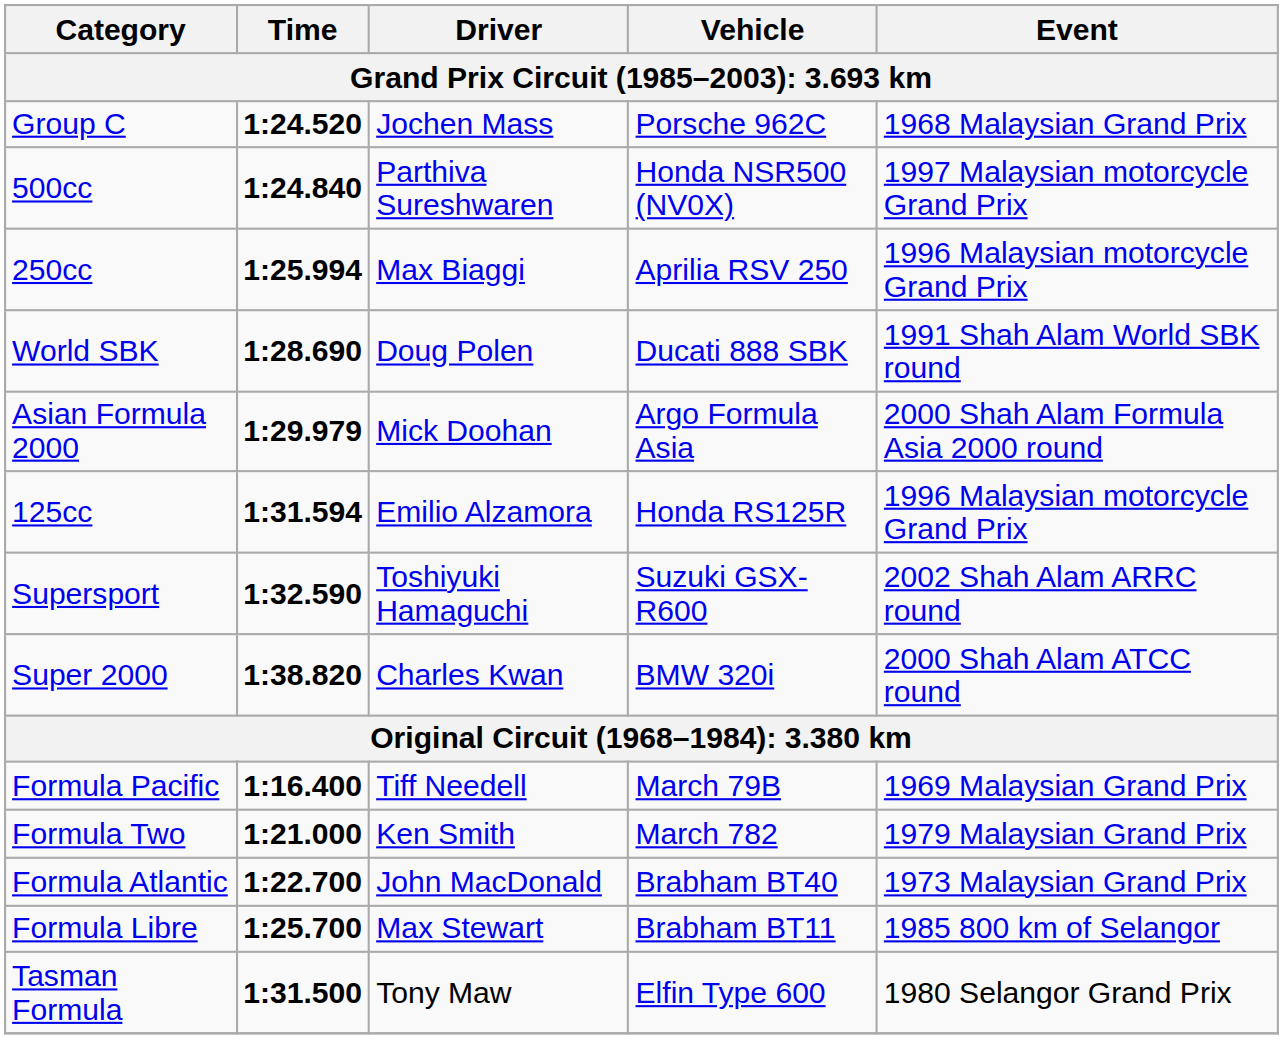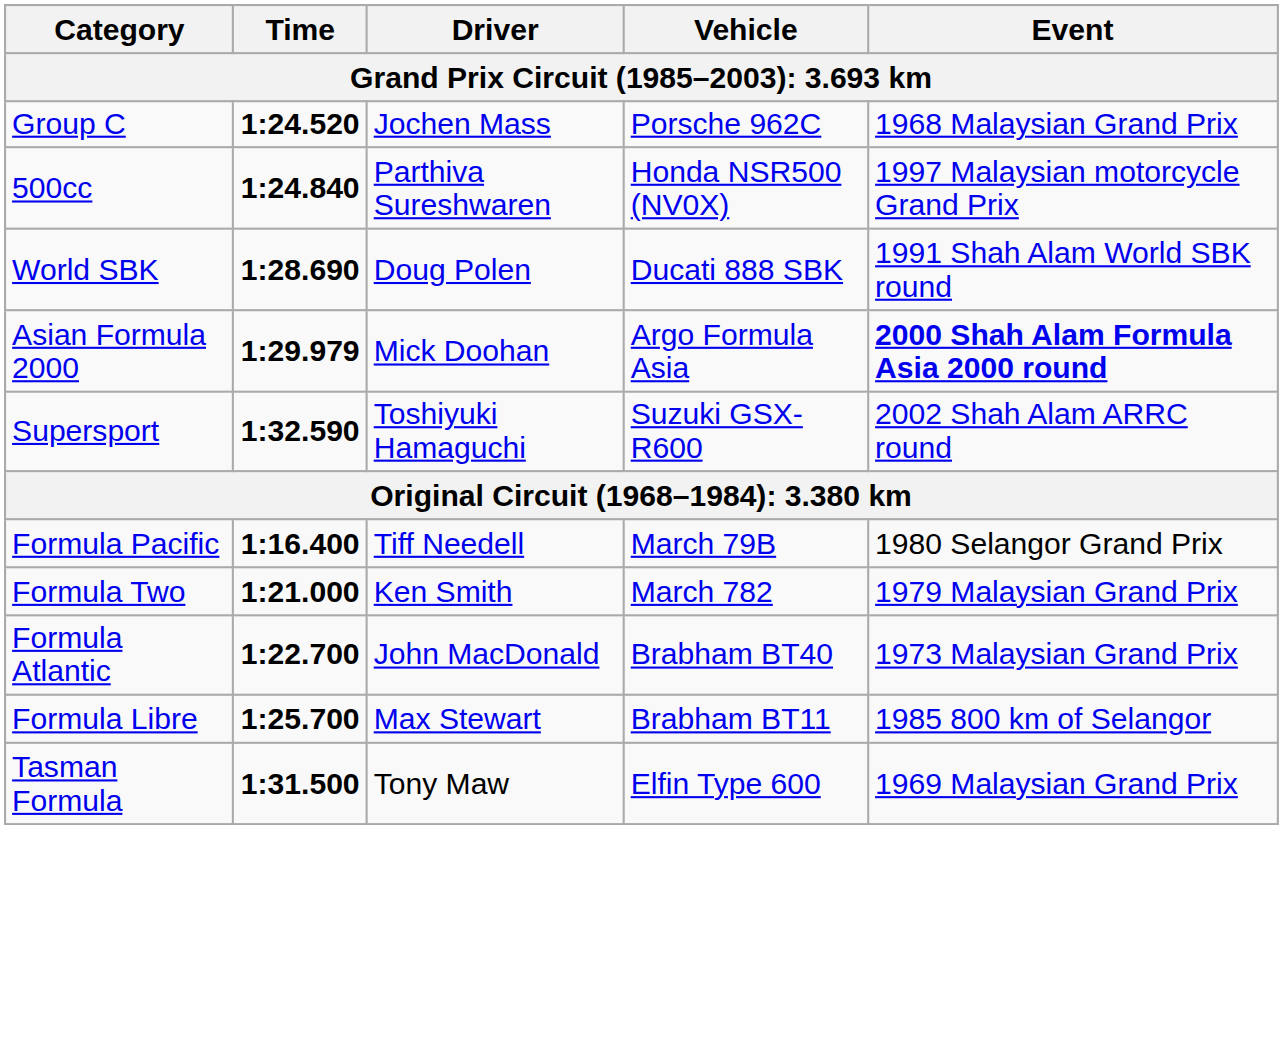- row: (52, 270)
(1054, 432) normal -> (1053, 351) bold
- row: (52, 513)
- row: (90, 674)
(1065, 786) 1969 Malaysian Grand Prix -> (1049, 543) 1980 Selangor Grand Prix
(1058, 993) 1980 Selangor Grand Prix -> (1056, 784) 1969 Malaysian Grand Prix
